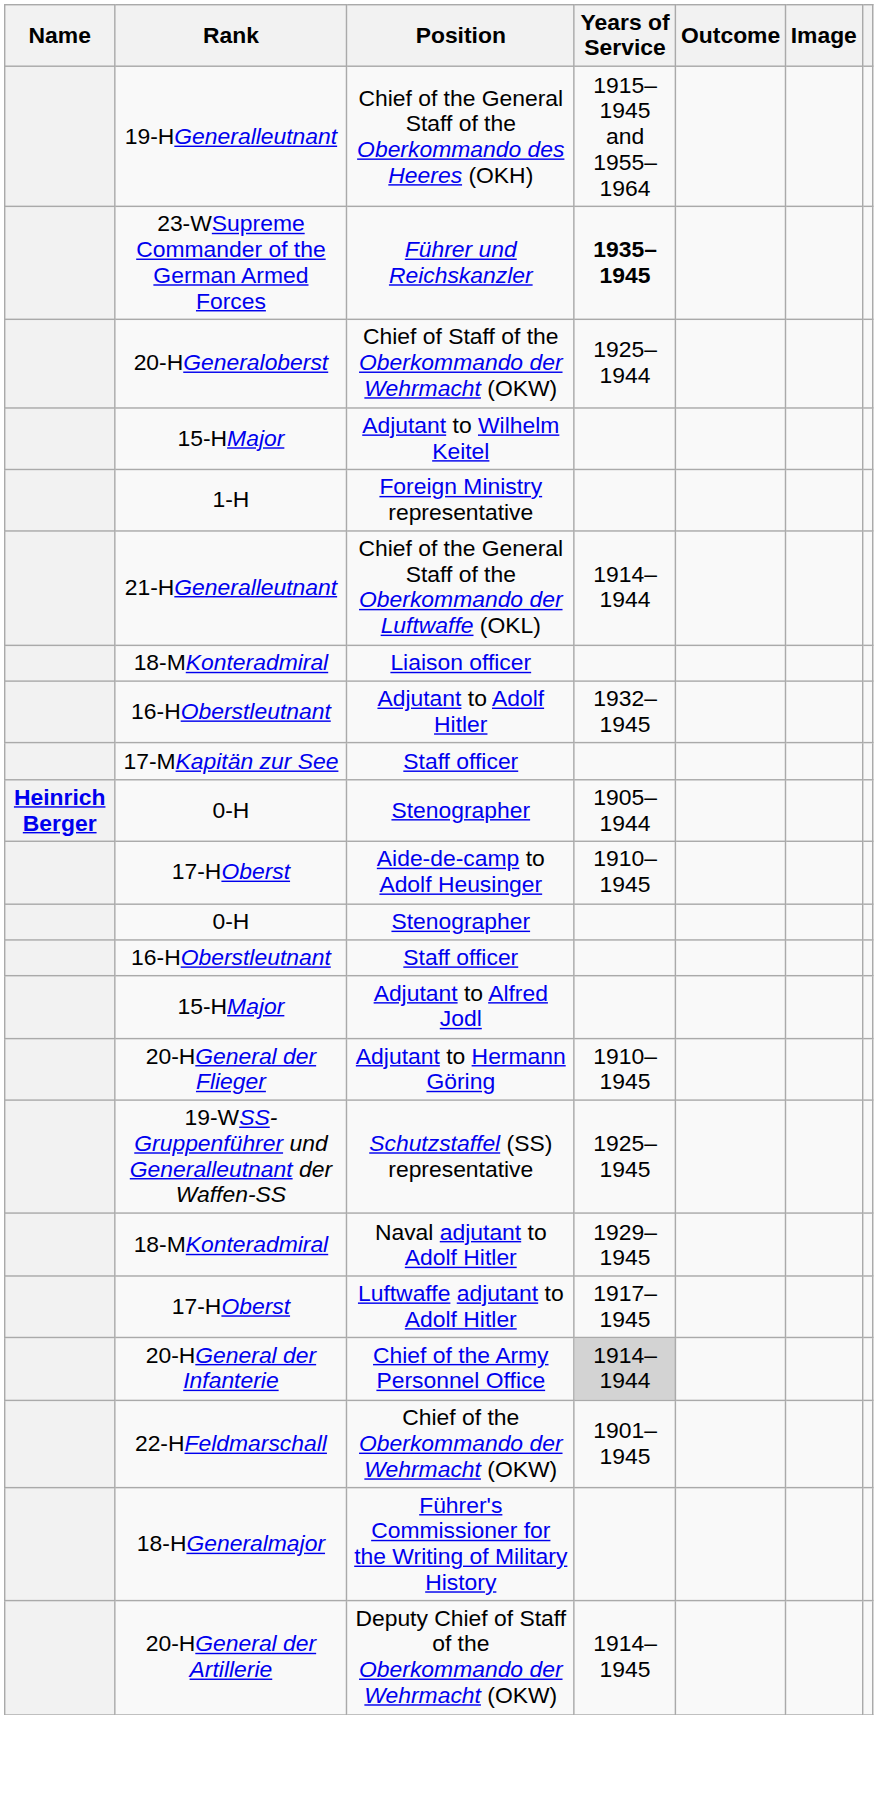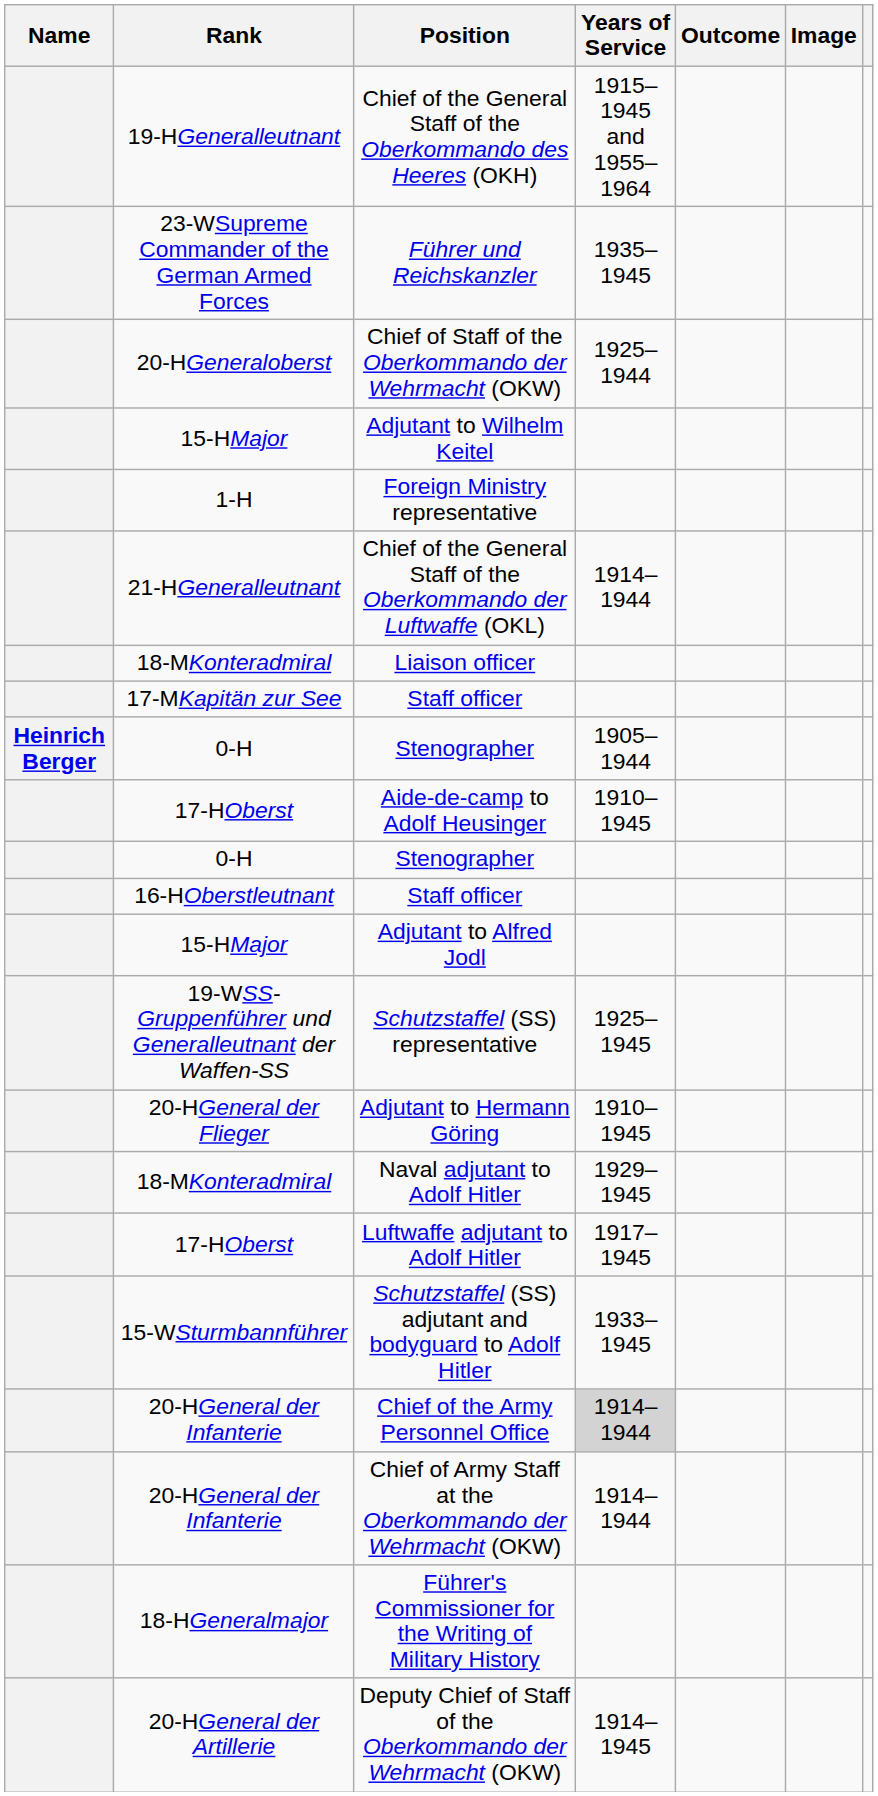(625, 262) bold -> (626, 262) normal
- row: (231, 711)
rows swapped: (231, 1156) <-> (231, 1068)
+ row: (234, 1332)
+ row: (234, 1507)
- row: (231, 1443)
